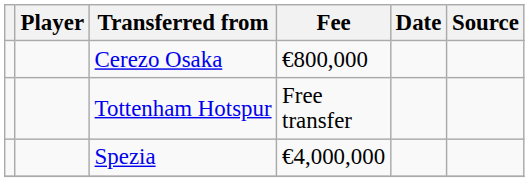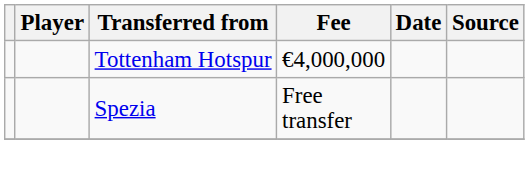- row: (158, 58)
(317, 108) Free transfer -> (334, 58) €4,000,000
(334, 157) €4,000,000 -> (317, 108) Free transfer
